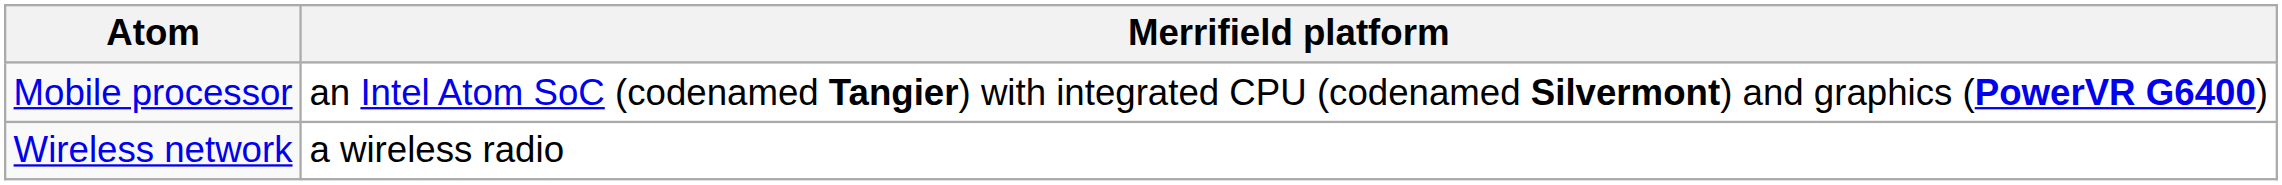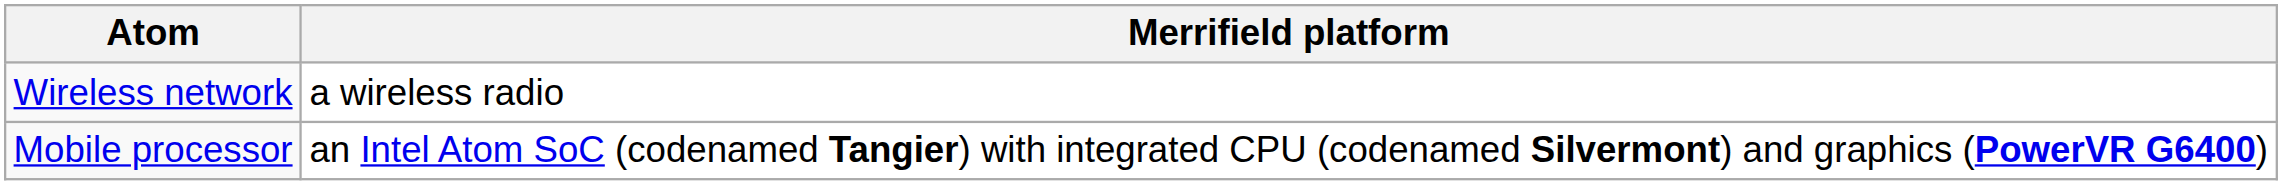rows swapped: (153, 91) <-> (153, 149)
